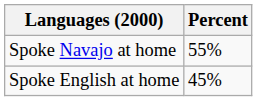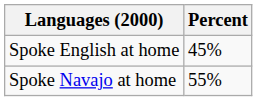rows swapped: (93, 50) <-> (94, 80)
